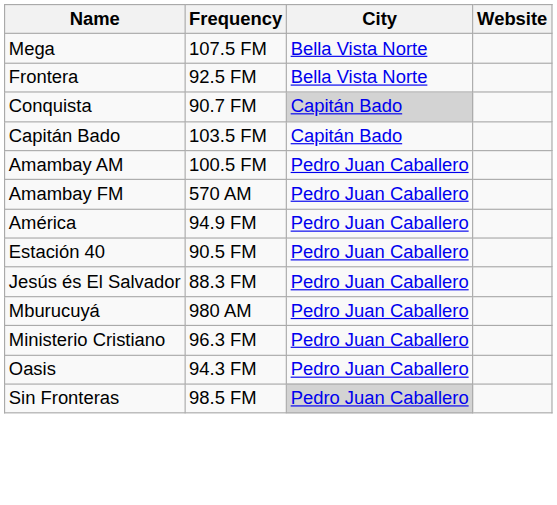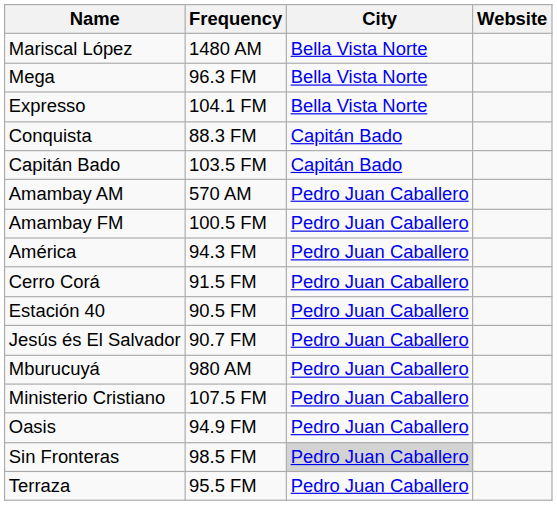+ row: (71, 48)
(228, 48) 107.5 FM -> (223, 77) 96.3 FM
+ row: (47, 106)
- row: (44, 77)
(223, 106) 90.7 FM -> (223, 135) 88.3 FM
(346, 106) lightgrey background -> (346, 135) no background
(228, 164) 100.5 FM -> (220, 194) 570 AM
(220, 194) 570 AM -> (228, 223) 100.5 FM
(223, 223) 94.9 FM -> (223, 252) 94.3 FM
+ row: (54, 281)
(223, 281) 88.3 FM -> (223, 340) 90.7 FM
(223, 340) 96.3 FM -> (228, 398) 107.5 FM
(223, 369) 94.3 FM -> (223, 427) 94.9 FM
+ row: (39, 485)
